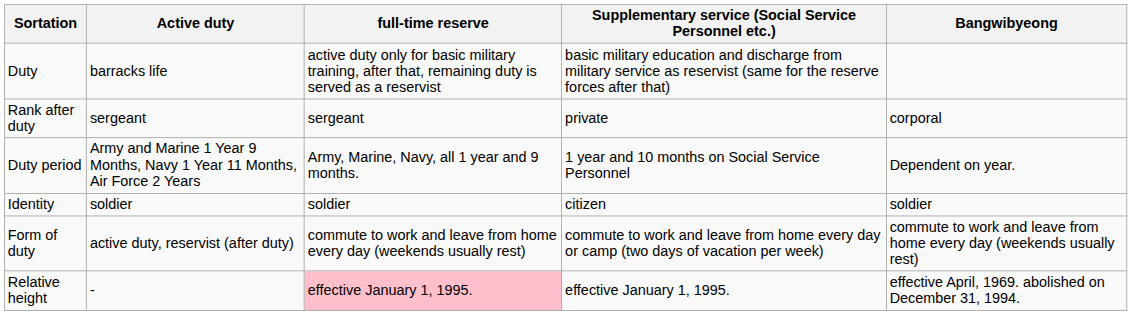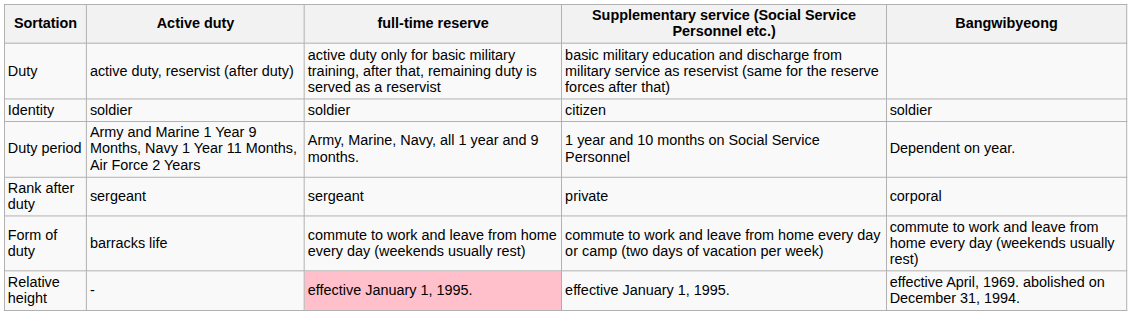(129, 71) barracks life -> (192, 71) active duty, reservist (after duty)
rows swapped: (31, 204) <-> (41, 118)
(192, 243) active duty, reservist (after duty) -> (129, 243) barracks life
